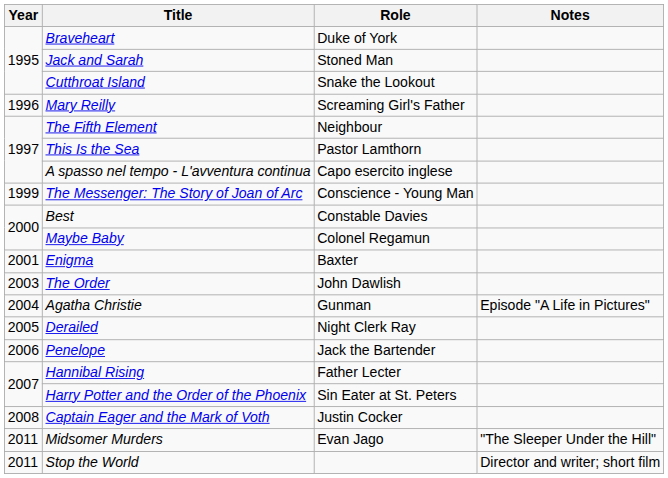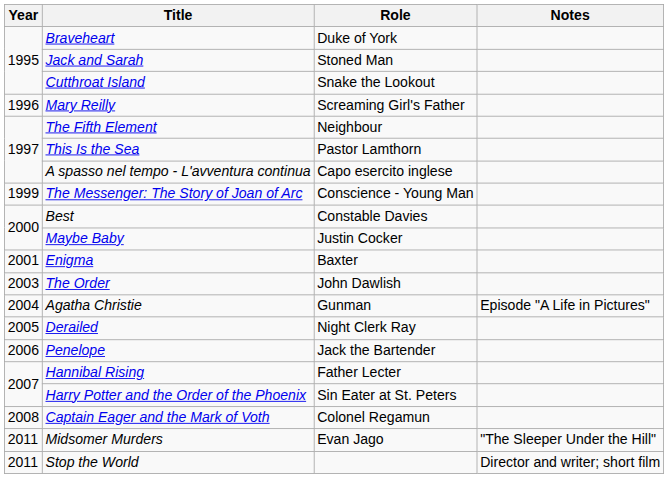(373, 238) Colonel Regamun -> (360, 238) Justin Cocker
(360, 417) Justin Cocker -> (373, 417) Colonel Regamun
